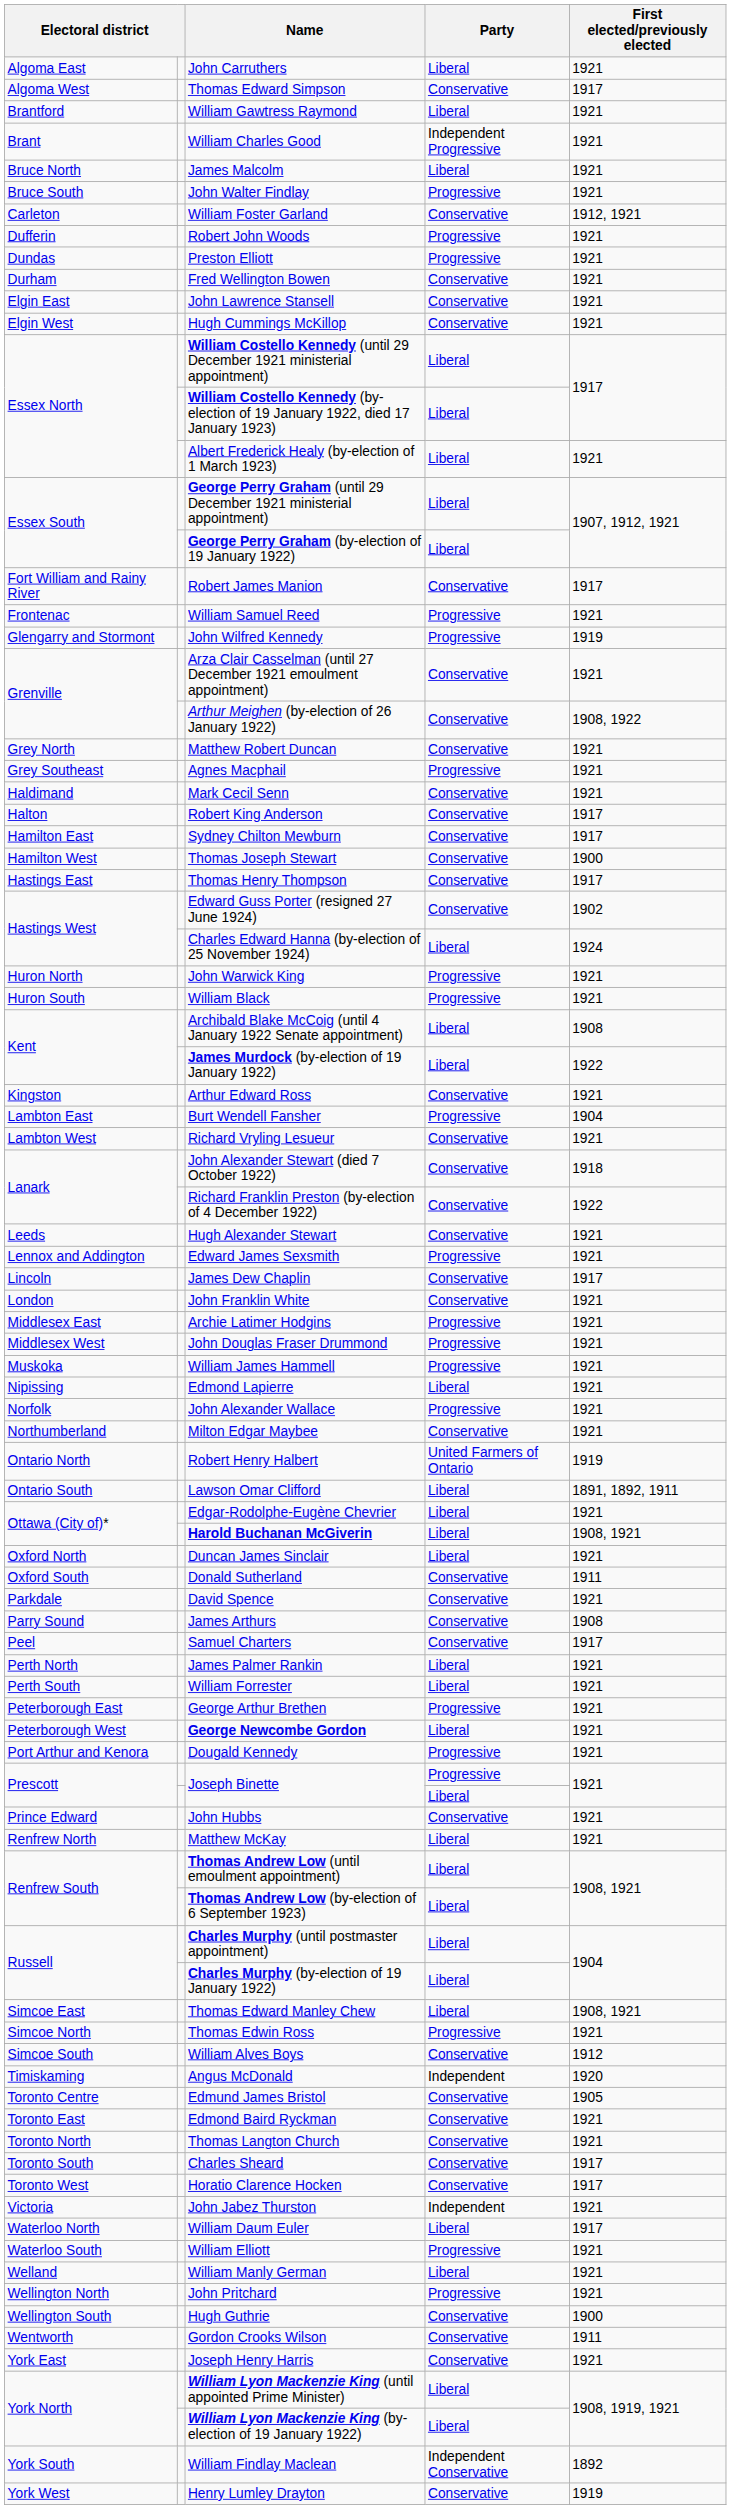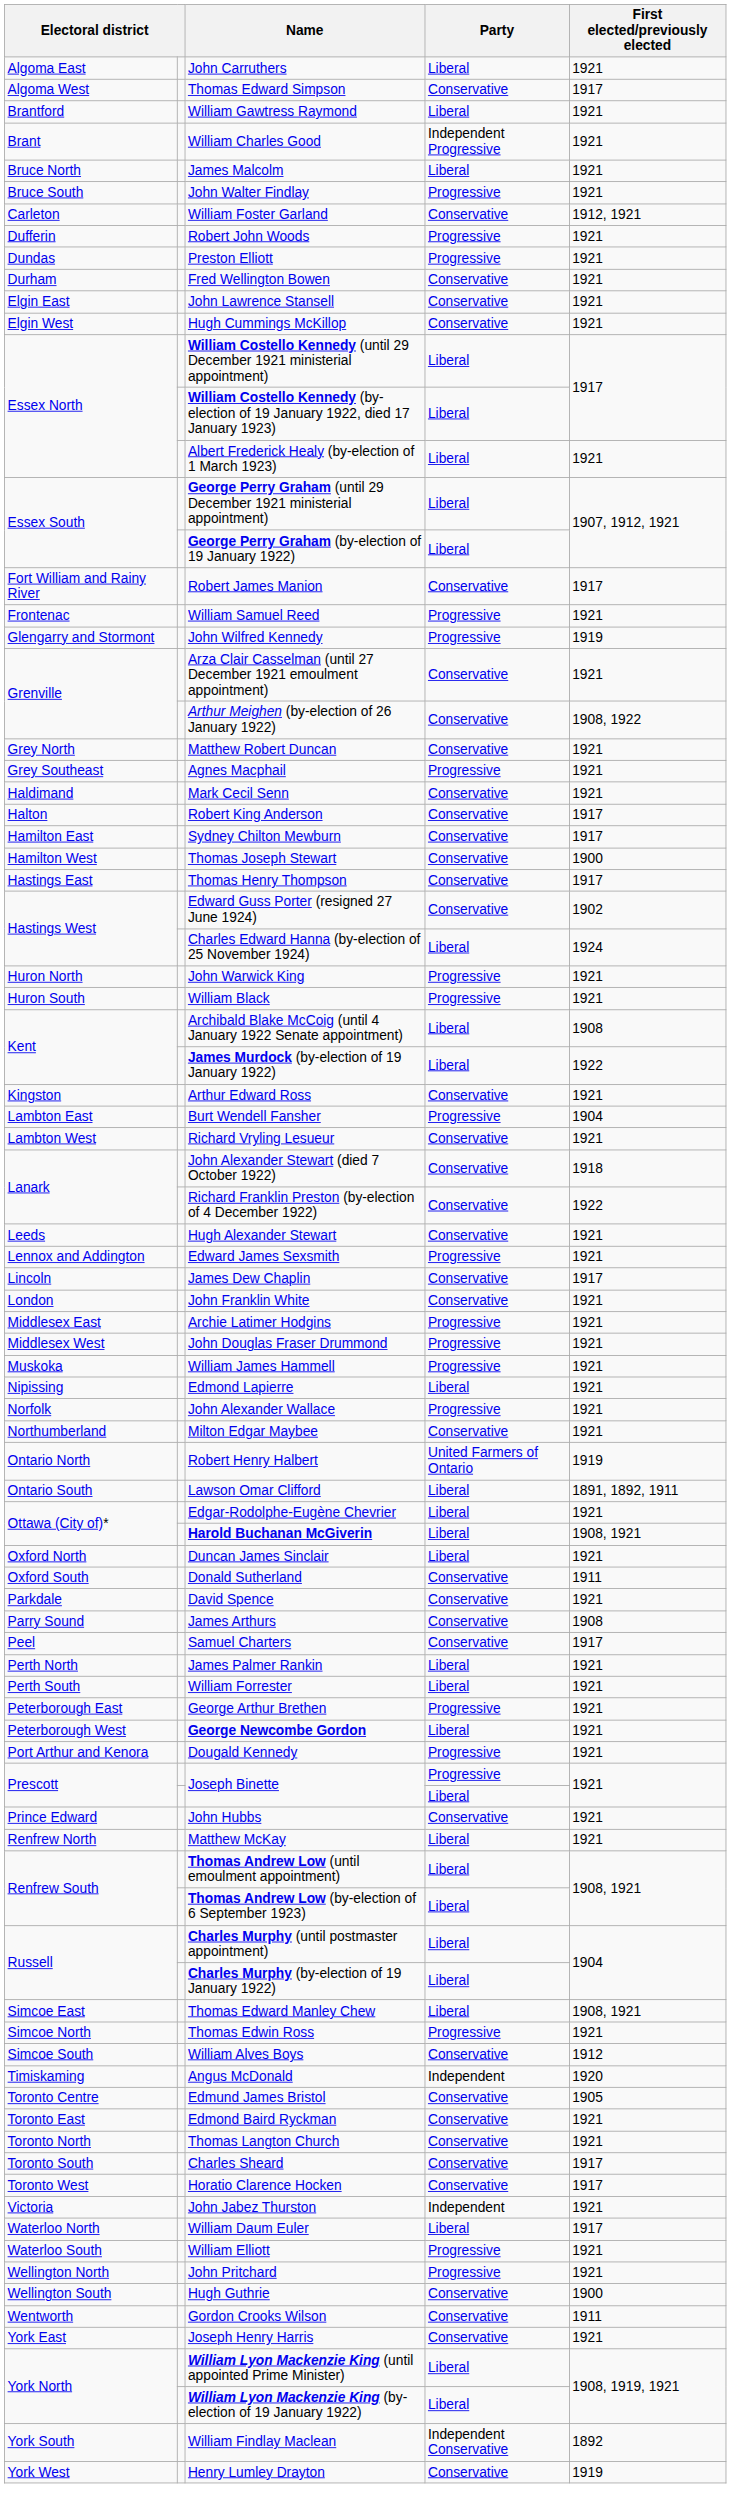- row: (257, 2272)
